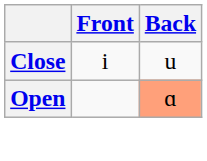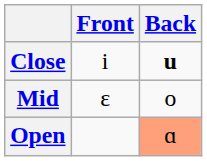(170, 60) normal -> (170, 60) bold
+ row: (38, 98)
